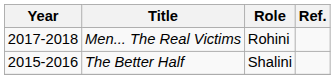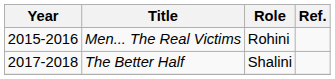(43, 39) 2017-2018 -> (43, 39) 2015-2016
(43, 62) 2015-2016 -> (43, 62) 2017-2018
